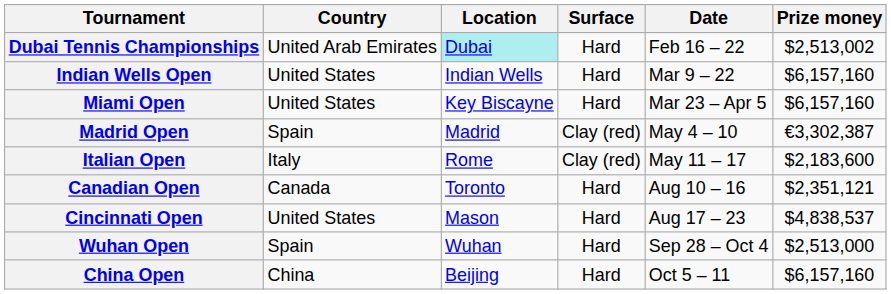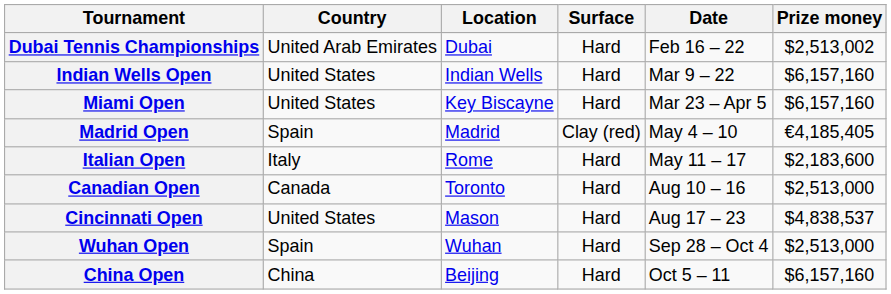(469, 47) paleturquoise background -> (469, 47) no background
(829, 132) €3,302,387 -> (829, 132) €4,185,405
(601, 160) Clay (red) -> (601, 160) Hard
(829, 189) $2,351,121 -> (829, 189) $2,513,000
